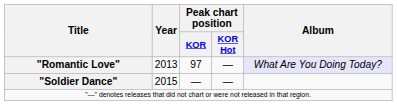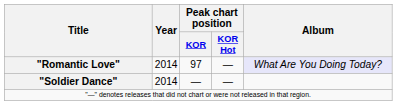(166, 65) 2013 -> (166, 65) 2014
(166, 81) 2015 -> (166, 81) 2014
